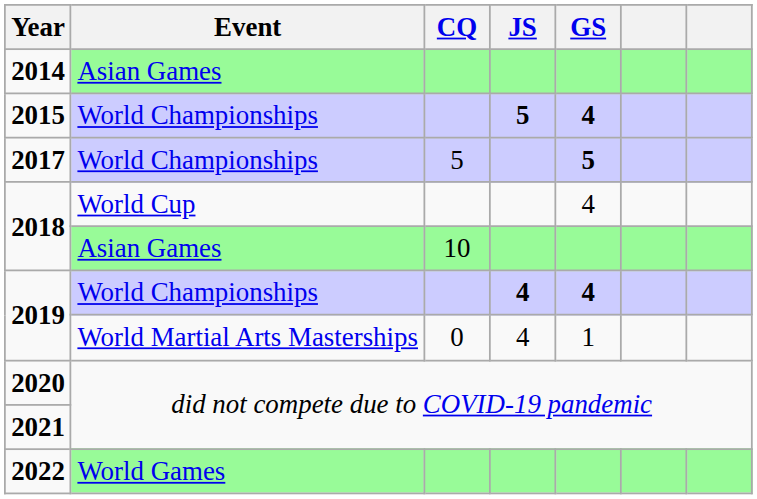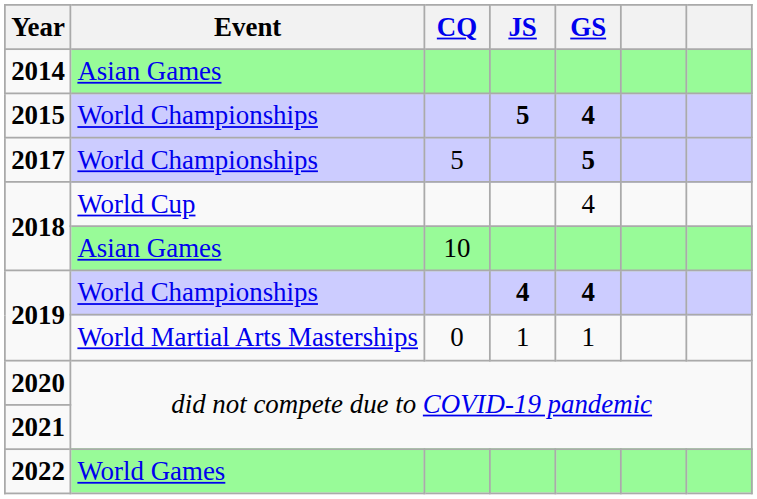(523, 337) 4 -> (523, 337) 1
